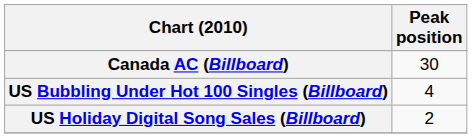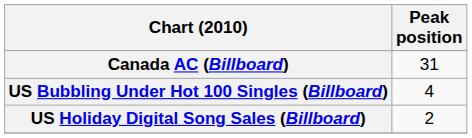(429, 64) 30 -> (429, 64) 31
